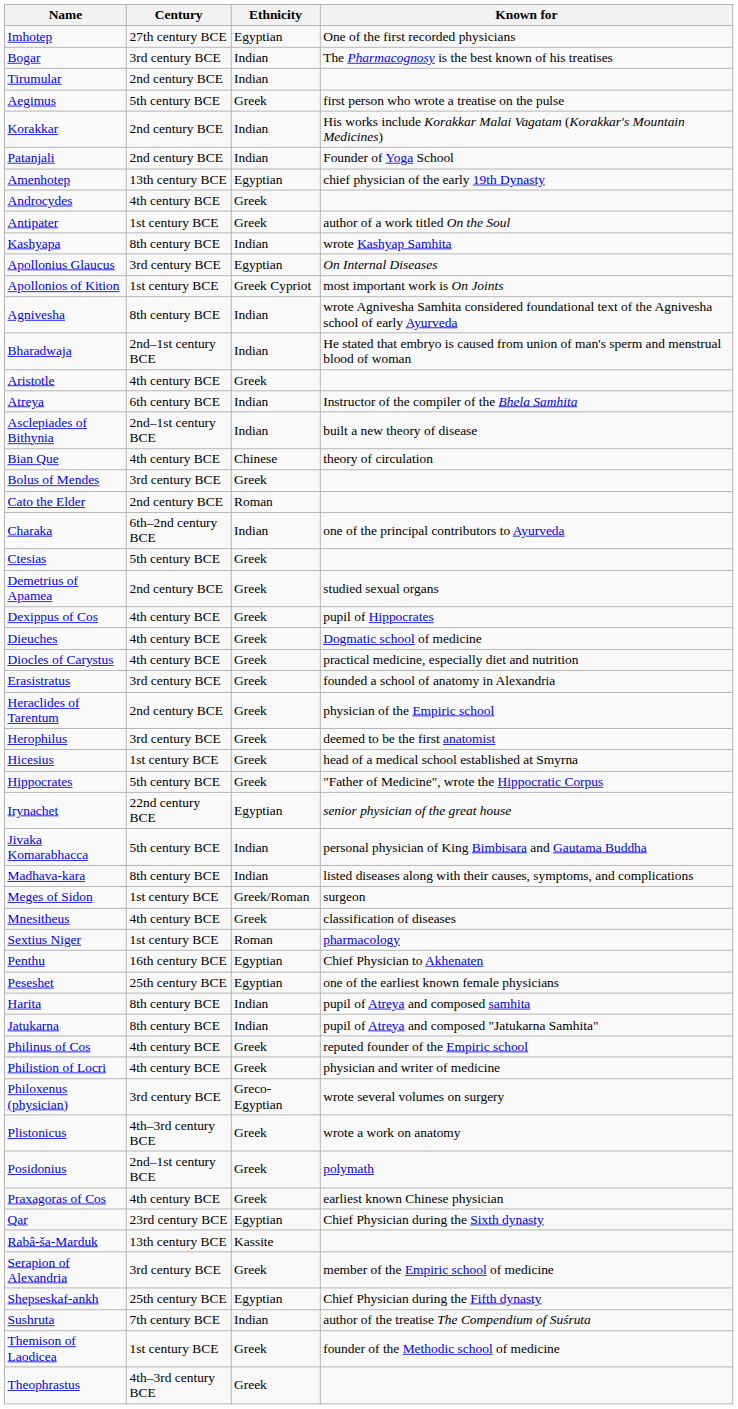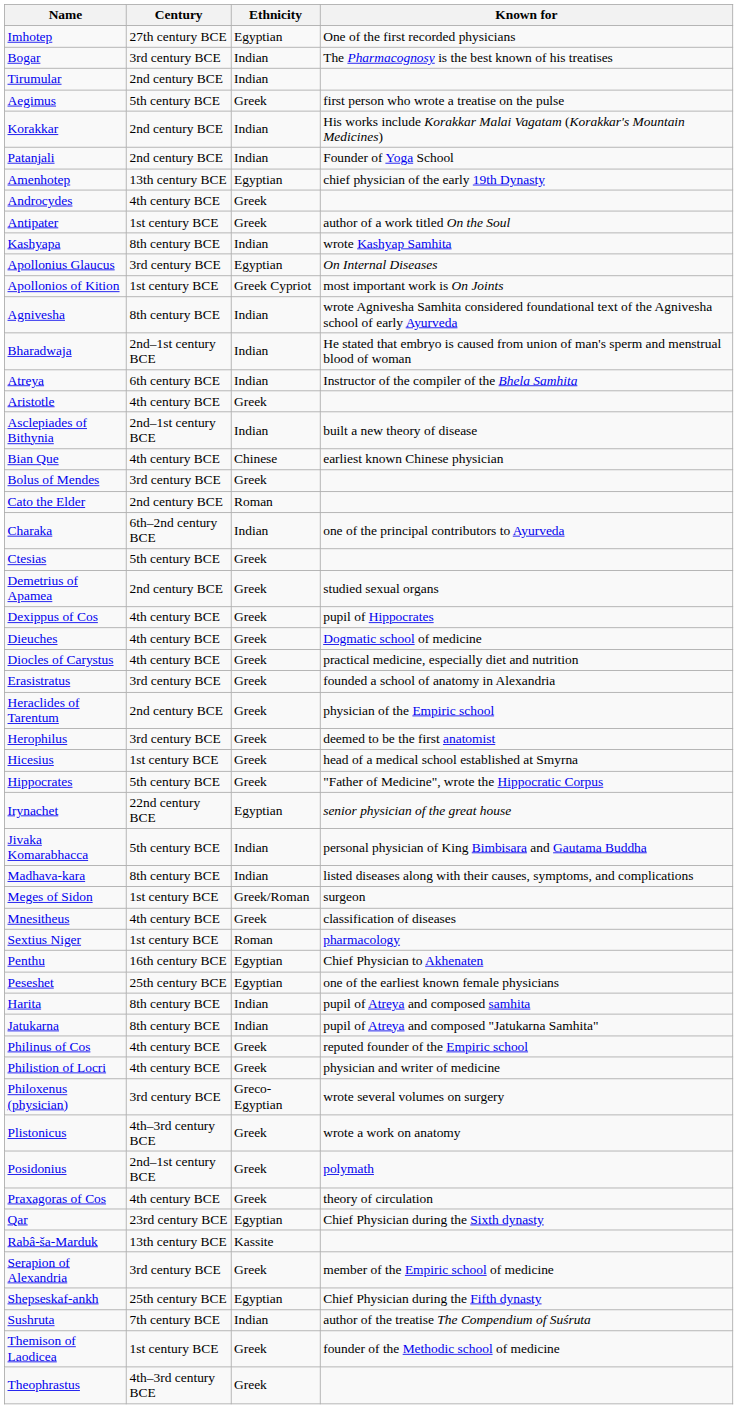rows swapped: (26, 401) <-> (31, 380)
(378, 459) theory of circulation -> (413, 459) earliest known Chinese physician
(413, 1198) earliest known Chinese physician -> (378, 1198) theory of circulation
